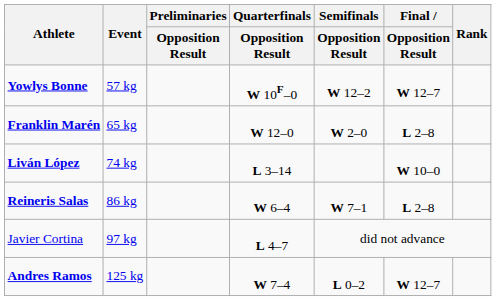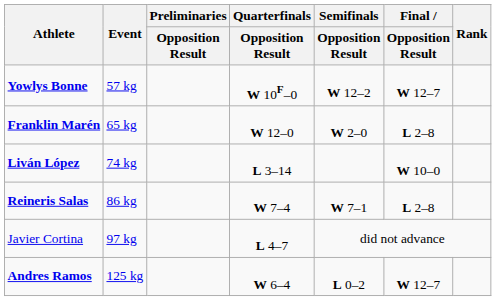(272, 208) W 6–4 -> (272, 208) W 7–4
(272, 284) W 7–4 -> (272, 284) W 6–4
